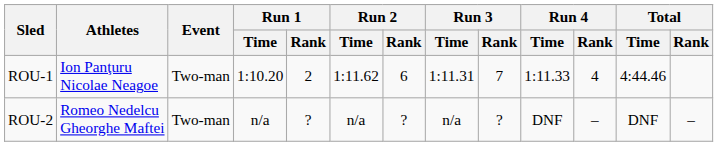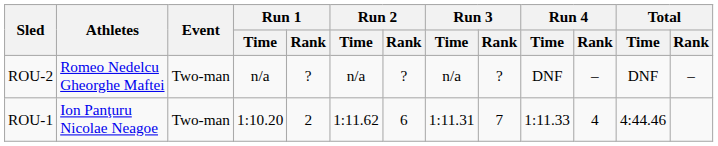rows swapped: (31, 76) <-> (31, 120)
